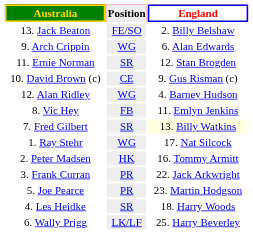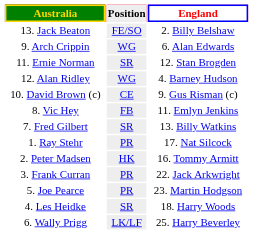rows swapped: (55, 78) <-> (55, 94)
(198, 126) lightyellow background -> (198, 126) no background
(127, 142) WG -> (127, 142) PR
